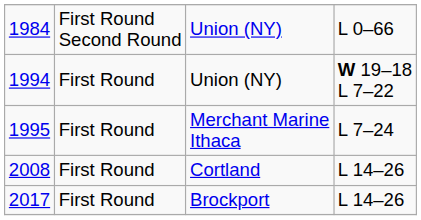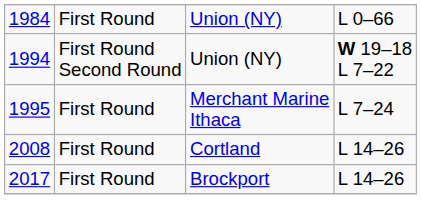(120, 29) First Round Second Round -> (107, 19) First Round
(107, 79) First Round -> (120, 59) First Round Second Round
